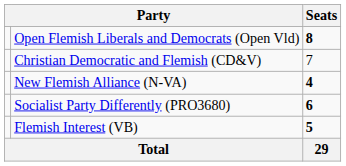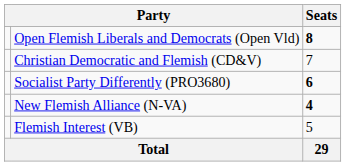rows swapped: (122, 104) <-> (100, 82)
(309, 127) bold -> (309, 127) normal
